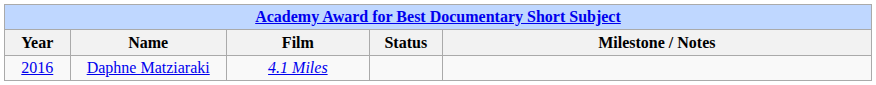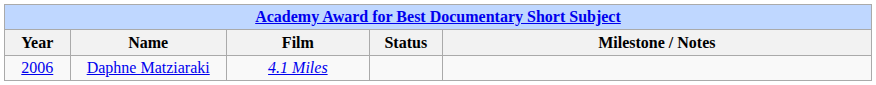(37, 67) 2016 -> (37, 67) 2006
